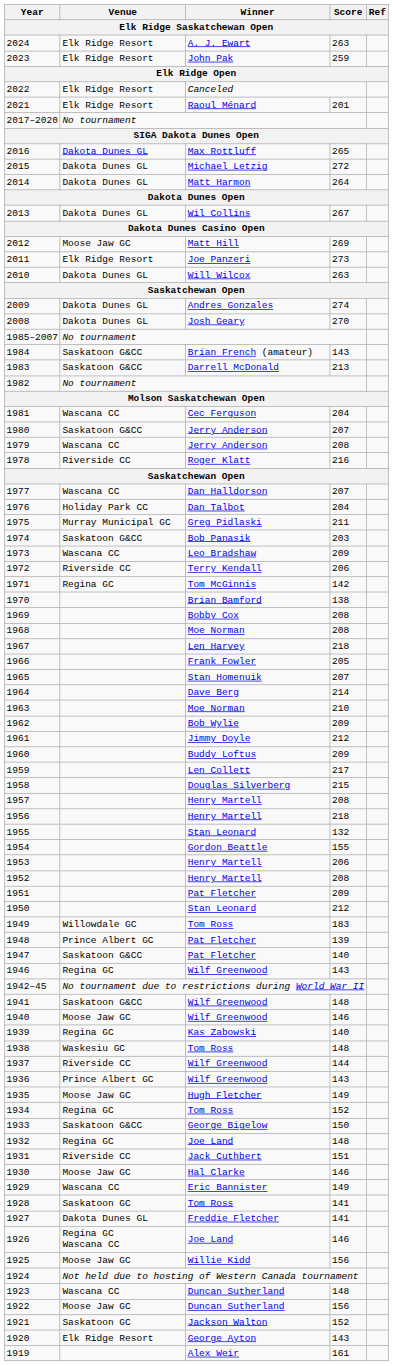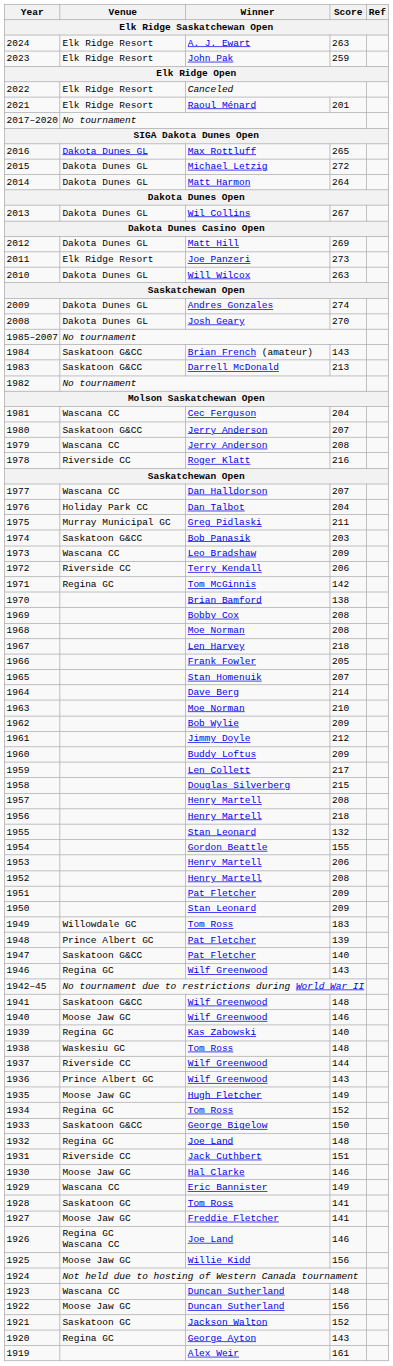(97, 244) Moose Jaw GC -> (105, 244) Dakota Dunes GL
(341, 909) 212 -> (341, 909) 209
(105, 1219) Dakota Dunes GL -> (97, 1219) Moose Jaw GC
(108, 1338) Elk Ridge Resort -> (88, 1338) Regina GC
